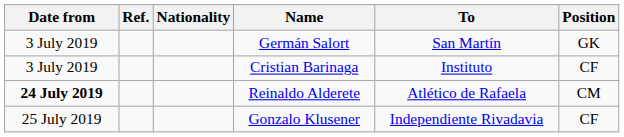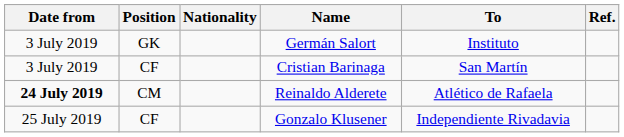columns swapped: (589, 17) <-> (136, 17)
(467, 43) San Martín -> (493, 43) Instituto
(467, 68) Instituto -> (493, 68) San Martín
